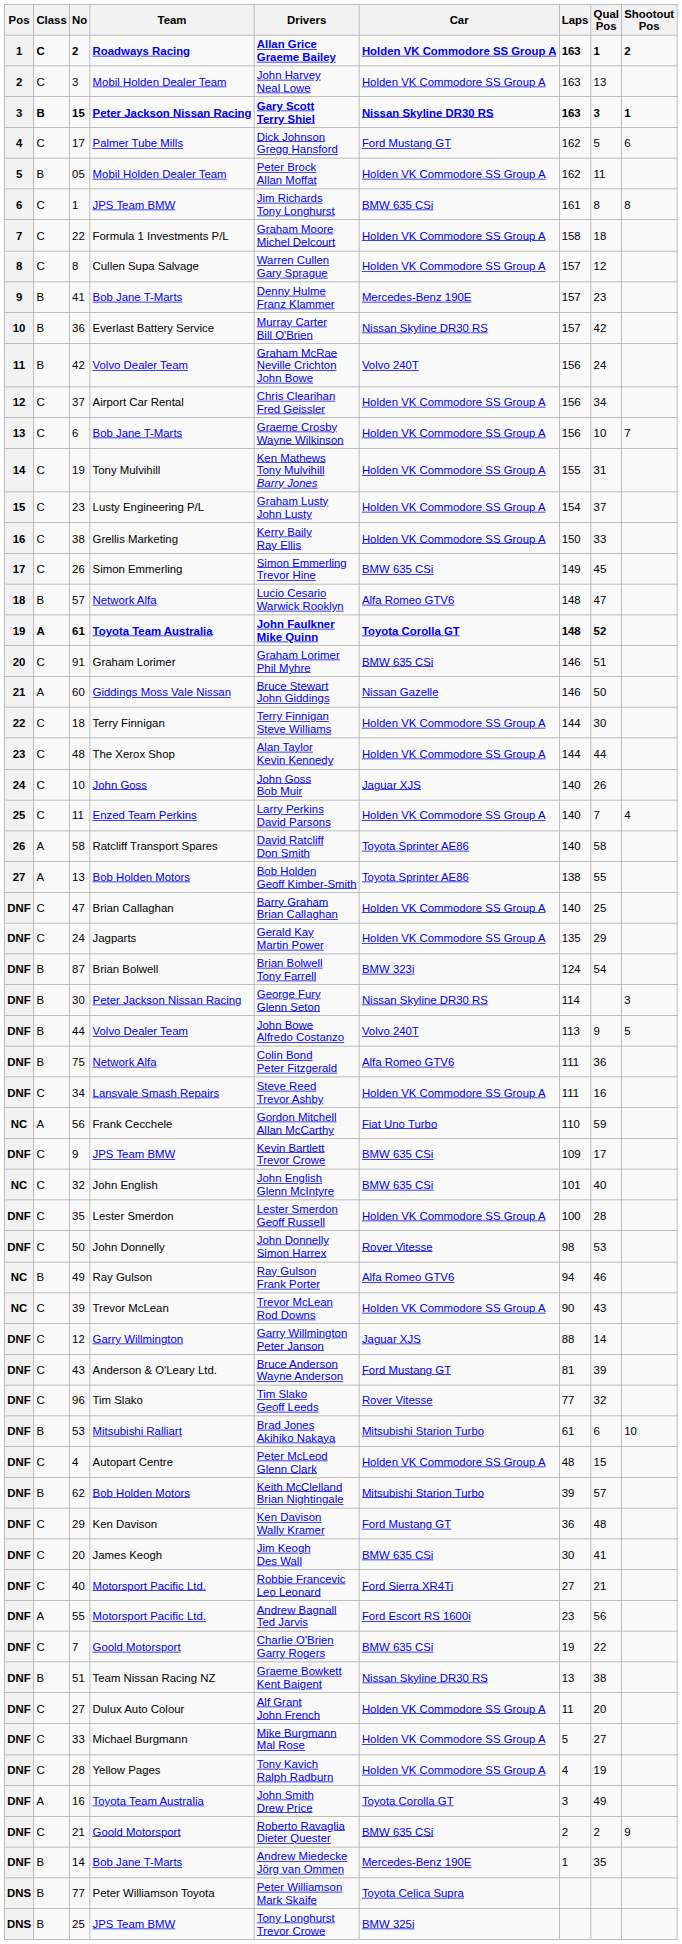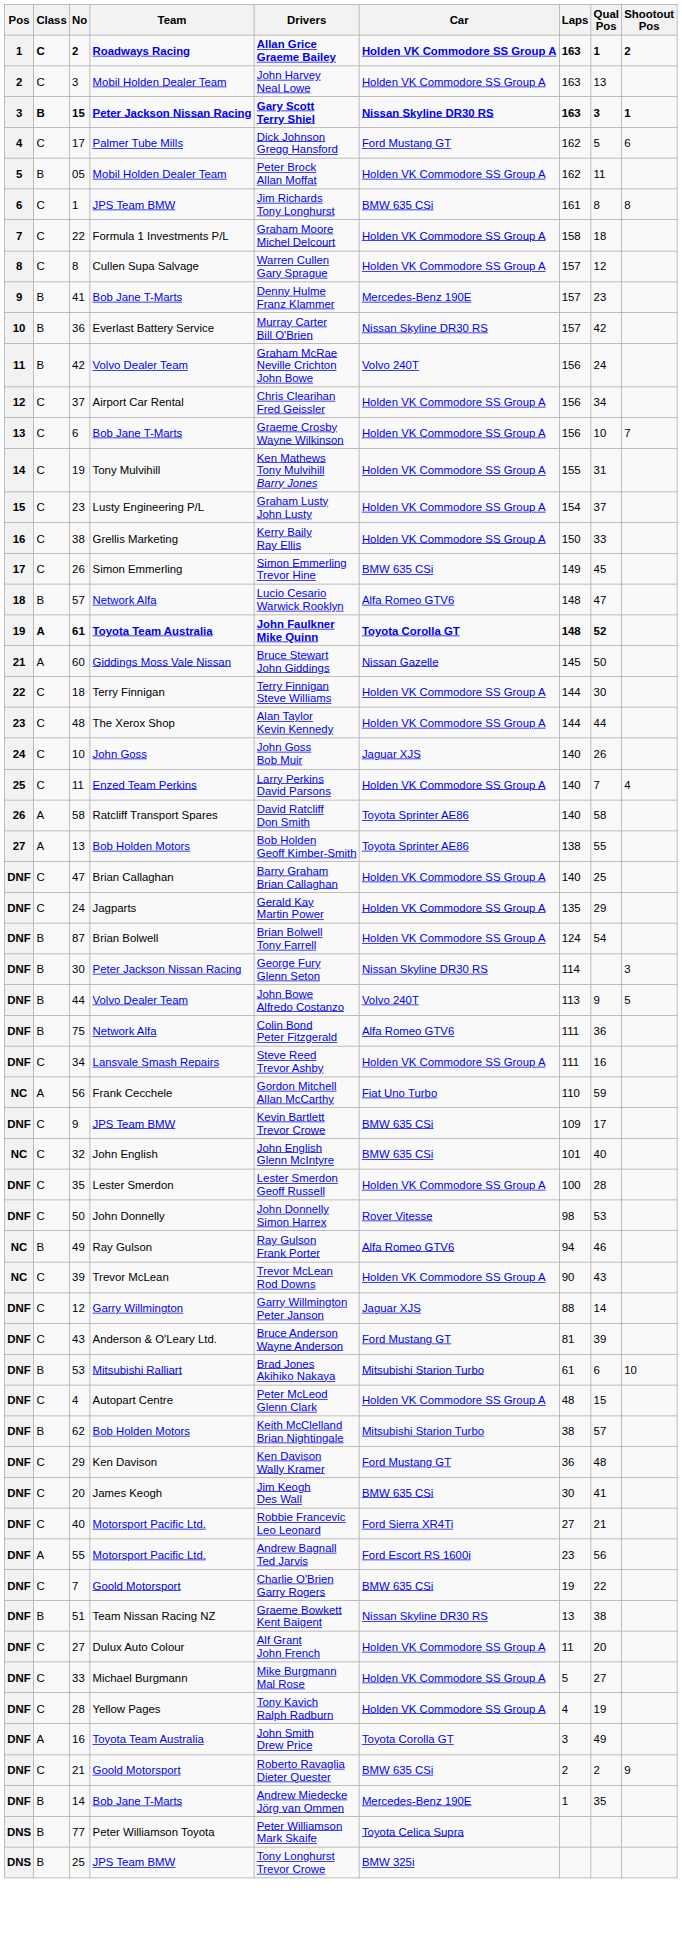- row: (78, 661)
(571, 692) 146 -> (571, 661) 145
(388, 969) BMW 323i -> (454, 939) Holden VK Commodore SS Group A
- row: (78, 1401)
(568, 1493) 39 -> (568, 1431) 38
